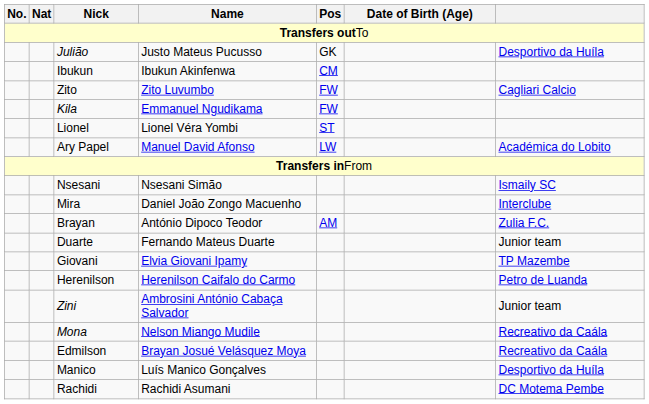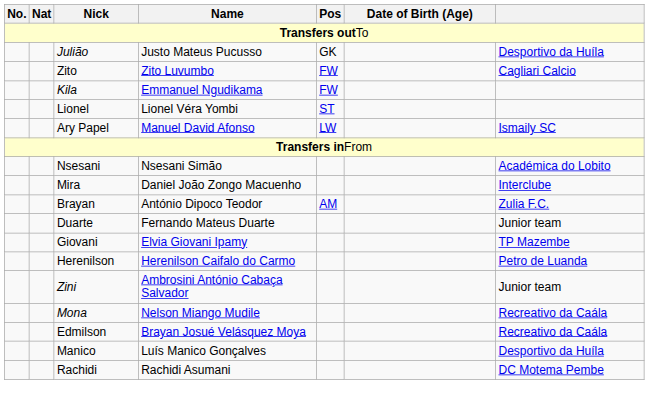- row: (75, 71)
(555, 147) Académica do Lobito -> (527, 128) Ismaily SC
(527, 185) Ismaily SC -> (555, 166) Académica do Lobito
